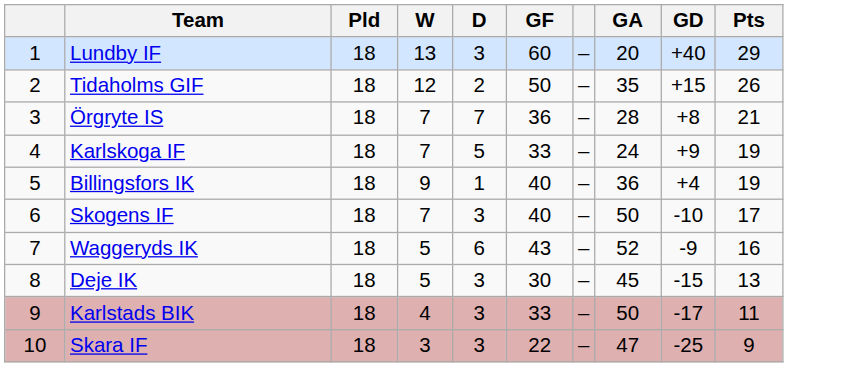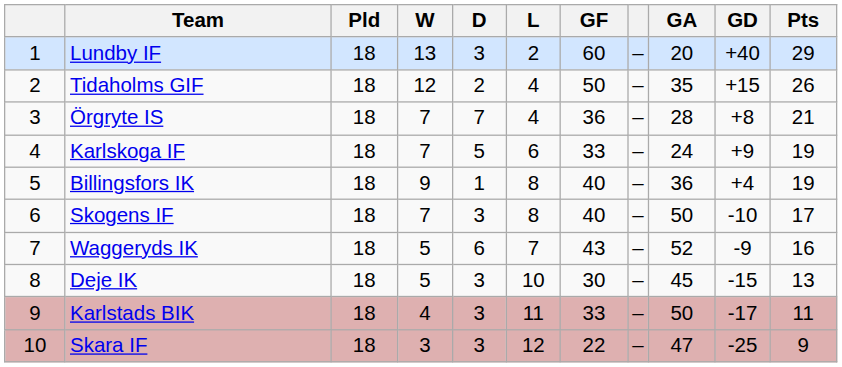+ column: (533, 20)
